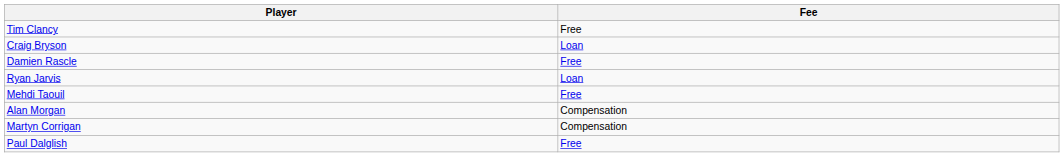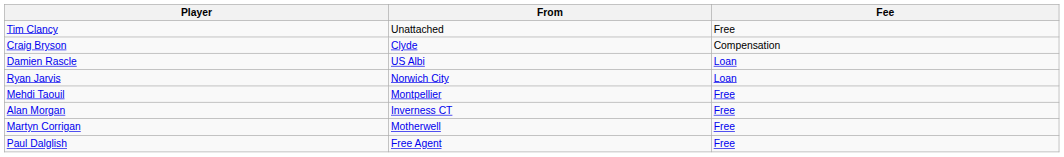+ column: (550, 13)
(572, 45) Loan -> (747, 45) Compensation
(571, 62) Free -> (725, 62) Loan
(594, 111) Compensation -> (724, 111) Free
(594, 127) Compensation -> (724, 127) Free
